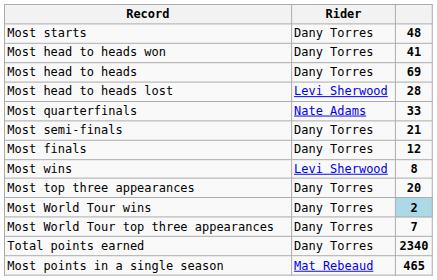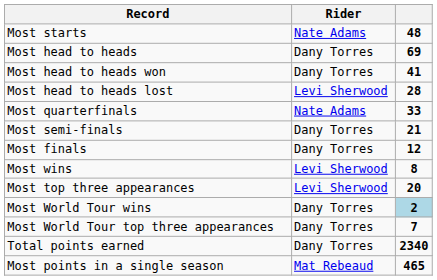(334, 34) Dany Torres -> (330, 34) Nate Adams
rows swapped: (72, 73) <-> (87, 53)
(334, 189) Dany Torres -> (341, 189) Levi Sherwood
